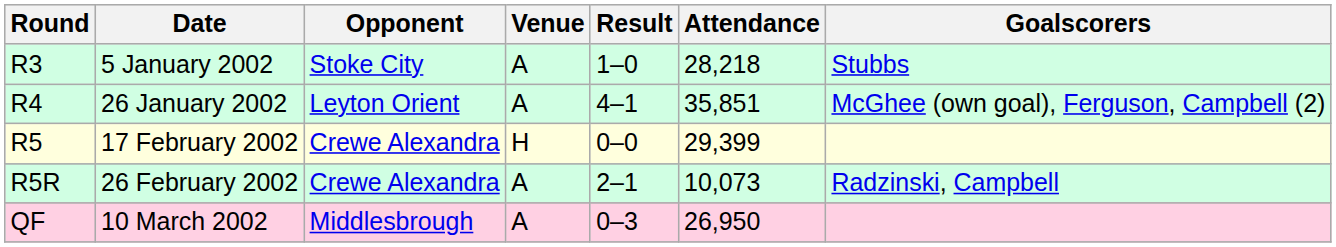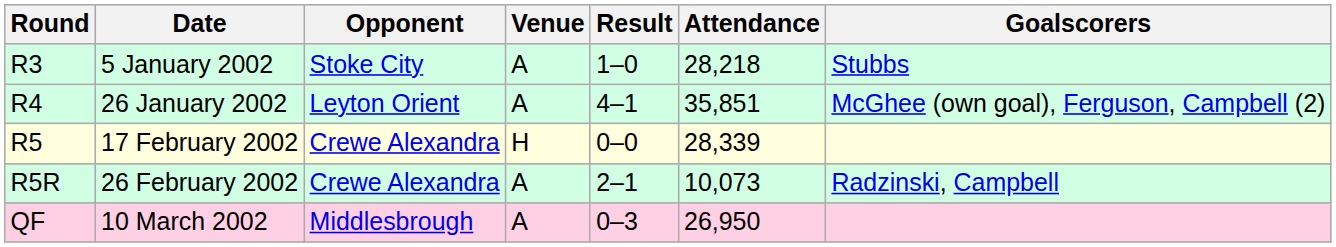(722, 143) 29,399 -> (722, 143) 28,339
